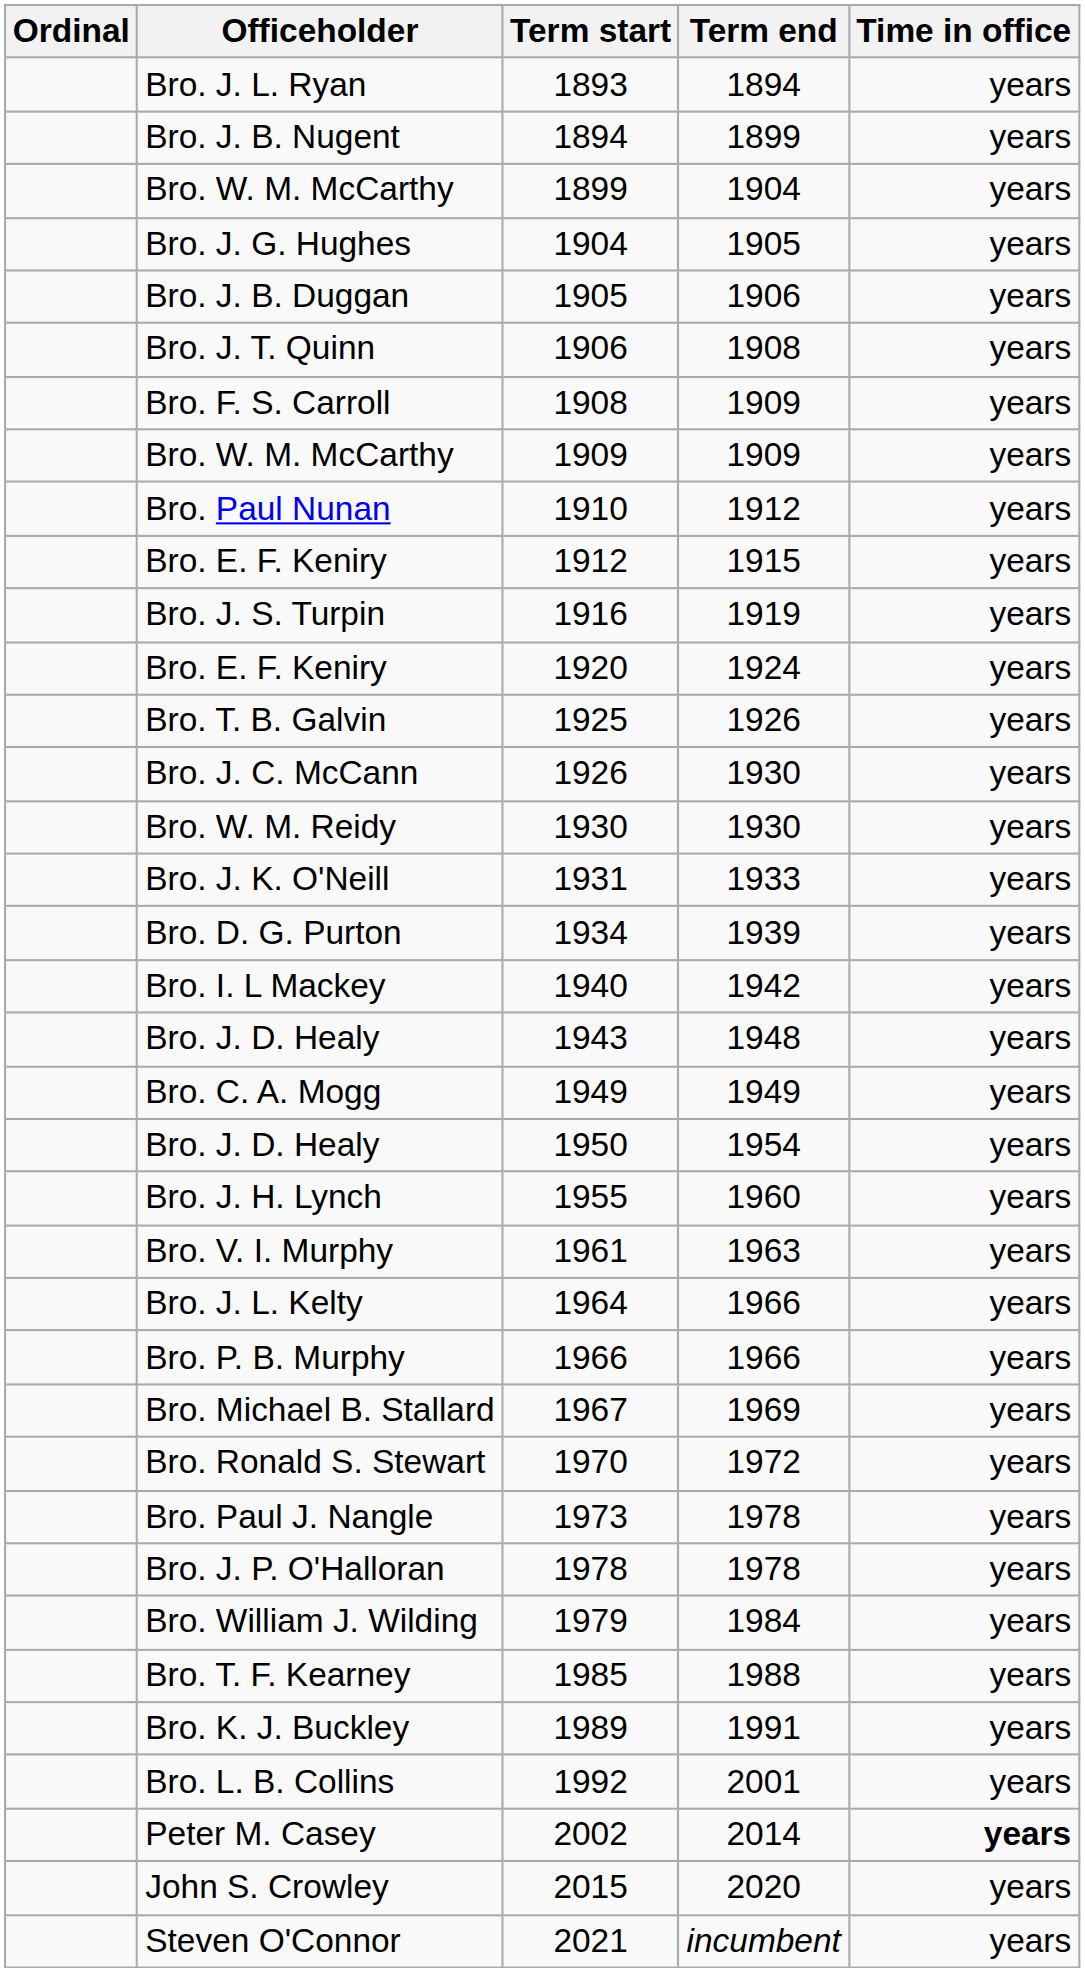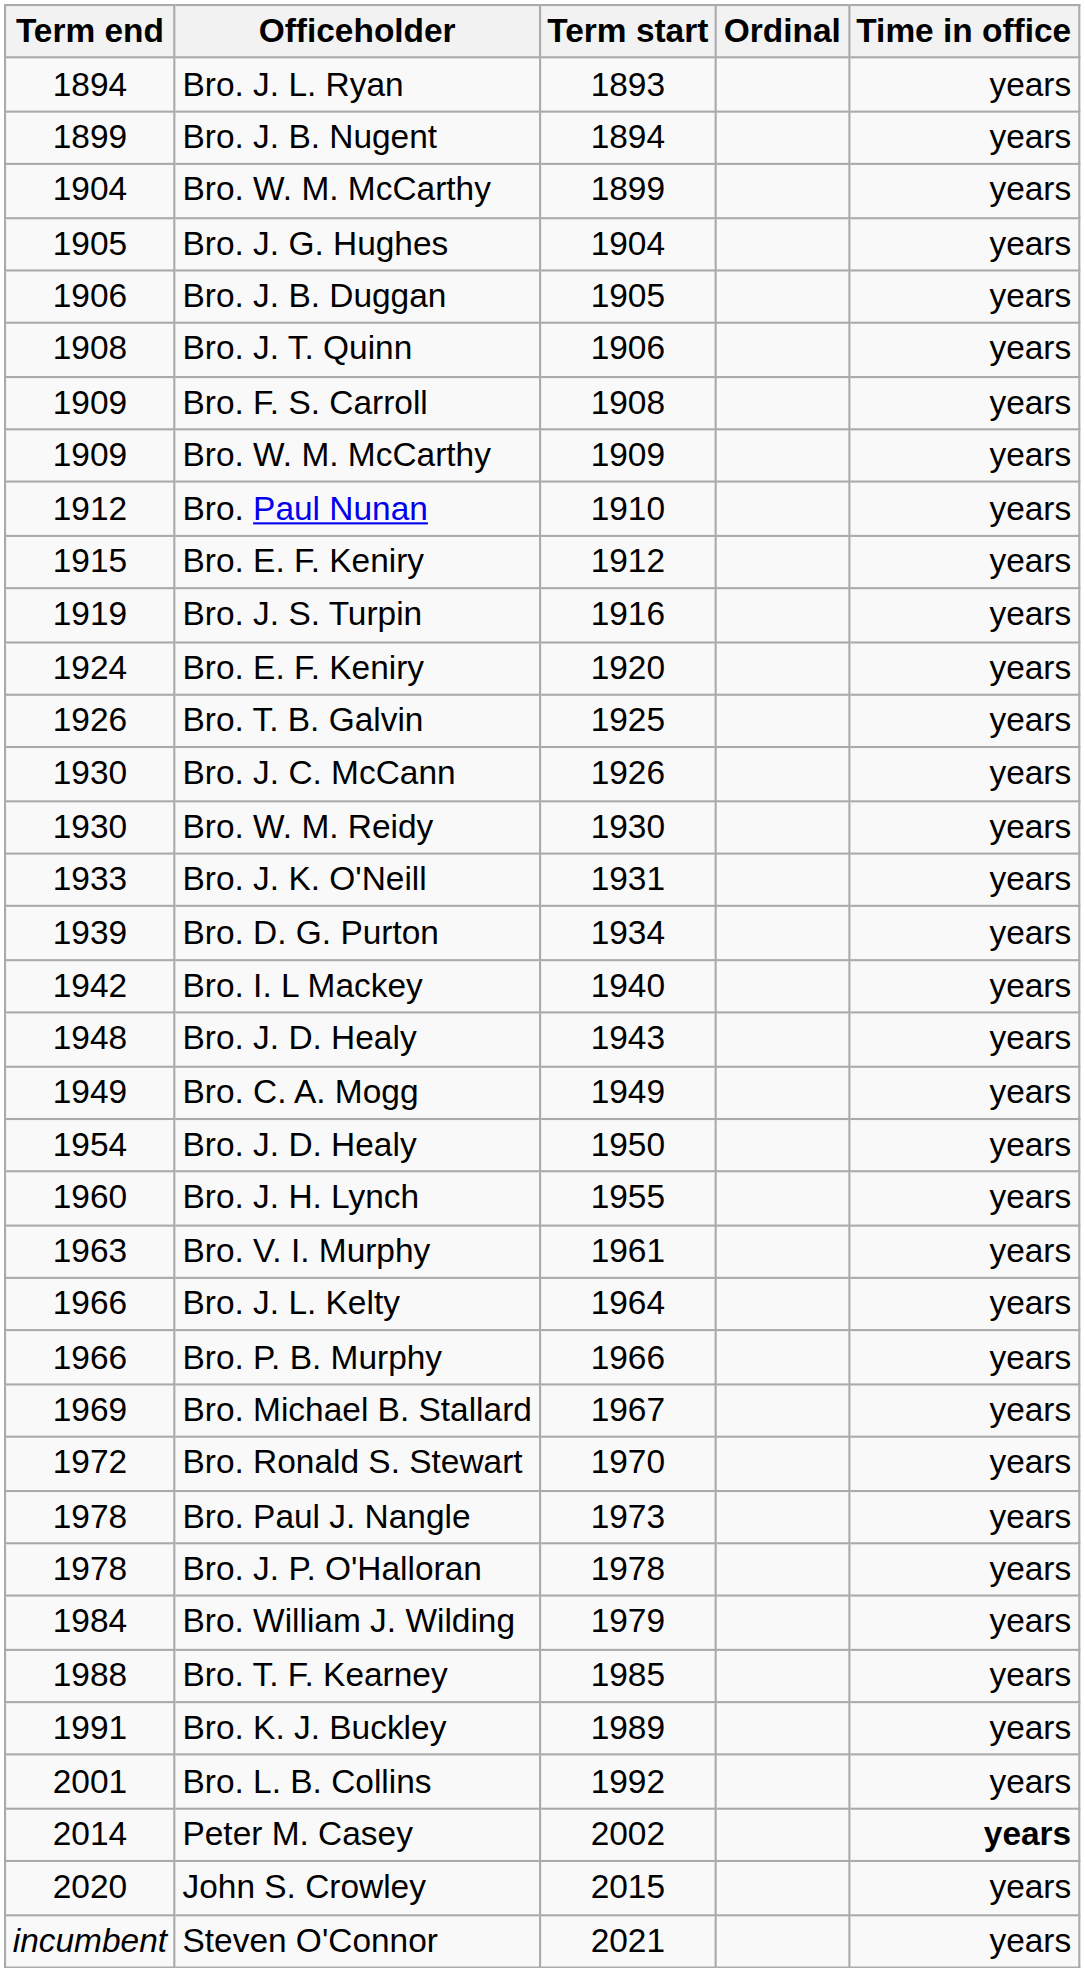columns swapped: (71, 31) <-> (764, 31)
